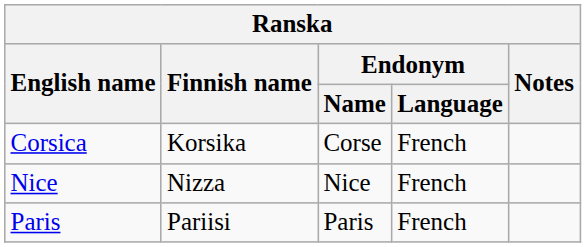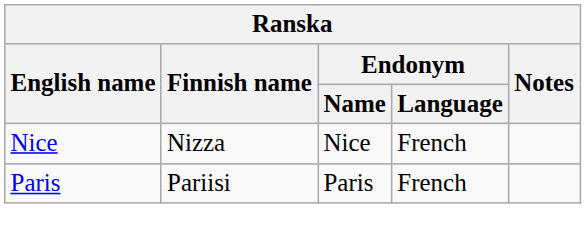- row: (49, 143)
